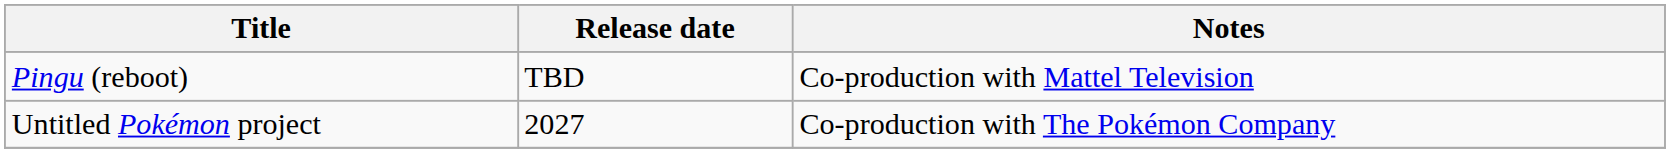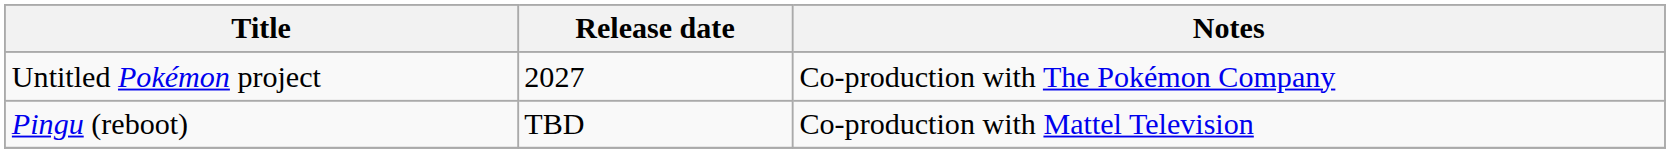rows swapped: (166, 123) <-> (100, 76)
